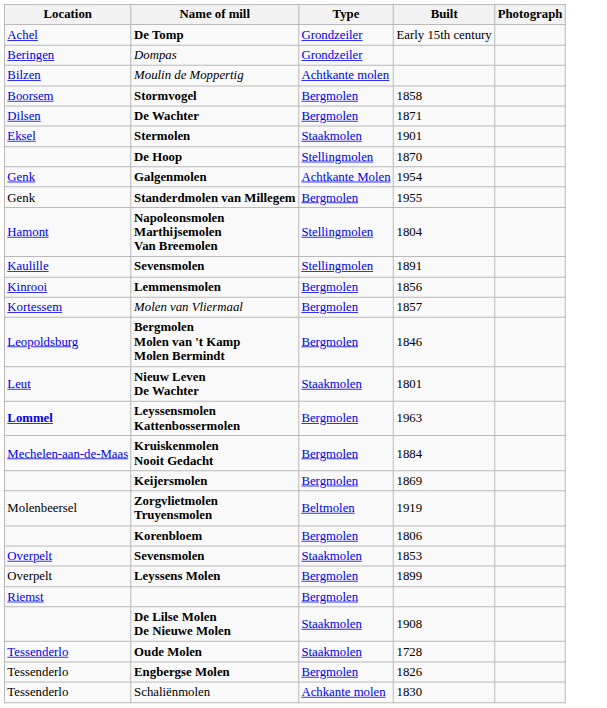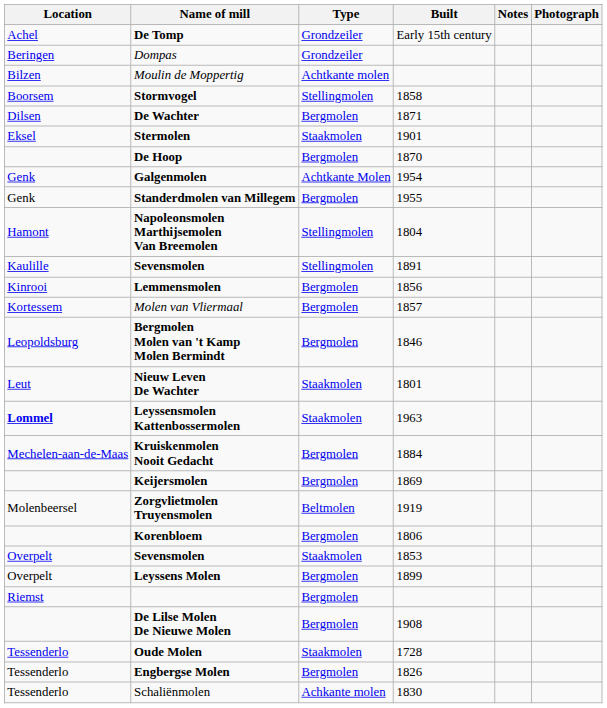+ column: (513, 14)
(330, 95) Bergmolen -> (337, 95) Stellingmolen
(337, 156) Stellingmolen -> (330, 156) Bergmolen
(330, 418) Bergmolen -> (332, 418) Staakmolen
(332, 624) Staakmolen -> (330, 624) Bergmolen
